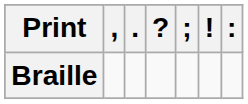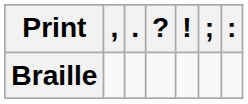columns swapped: (209, 28) <-> (187, 28)
